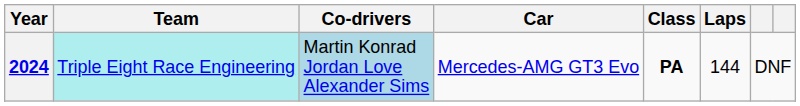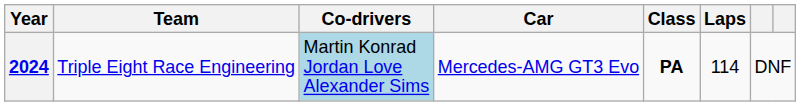(176, 67) paleturquoise background -> (176, 67) no background
(725, 67) 144 -> (725, 67) 114
